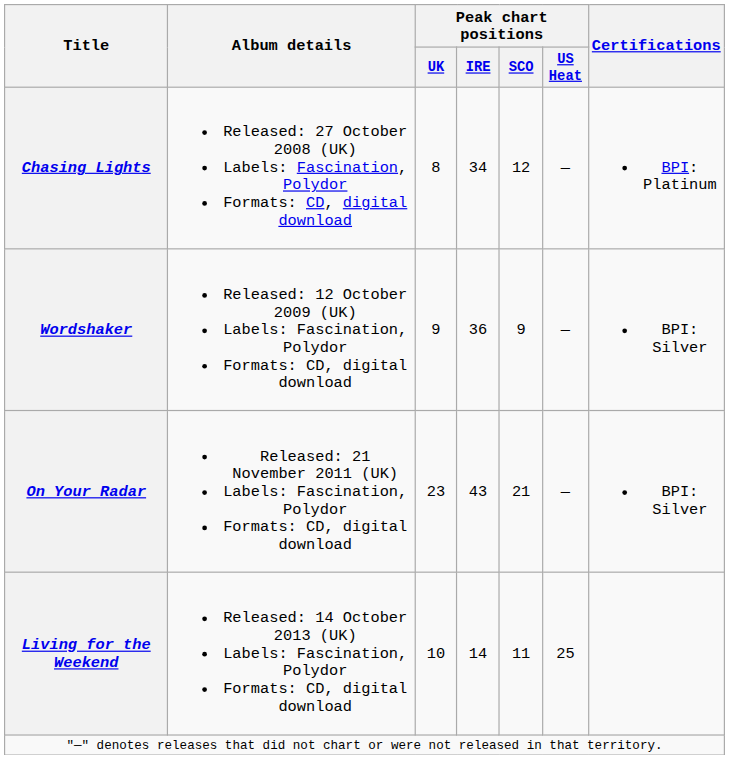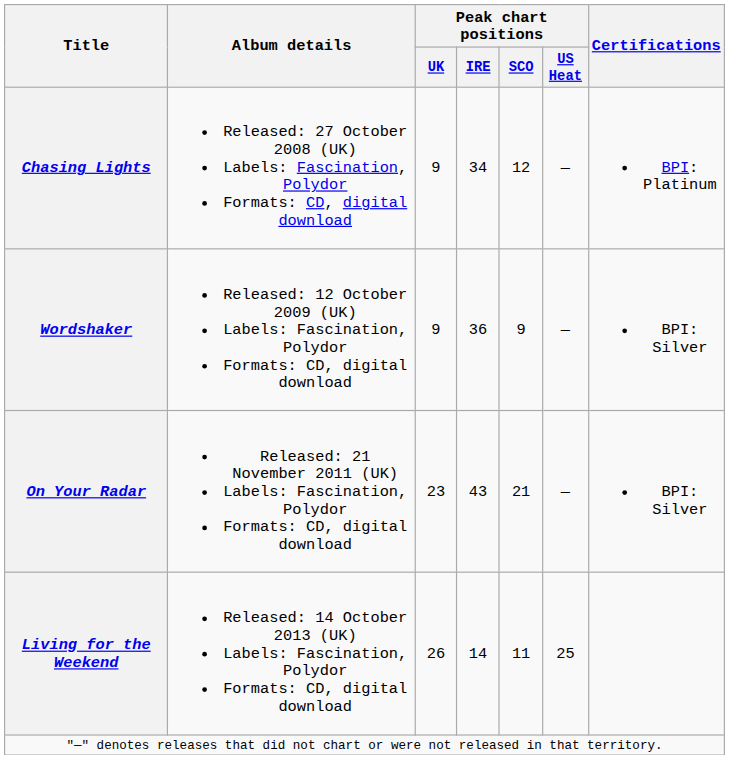(436, 168) 8 -> (436, 168) 9
(436, 654) 10 -> (436, 654) 26
